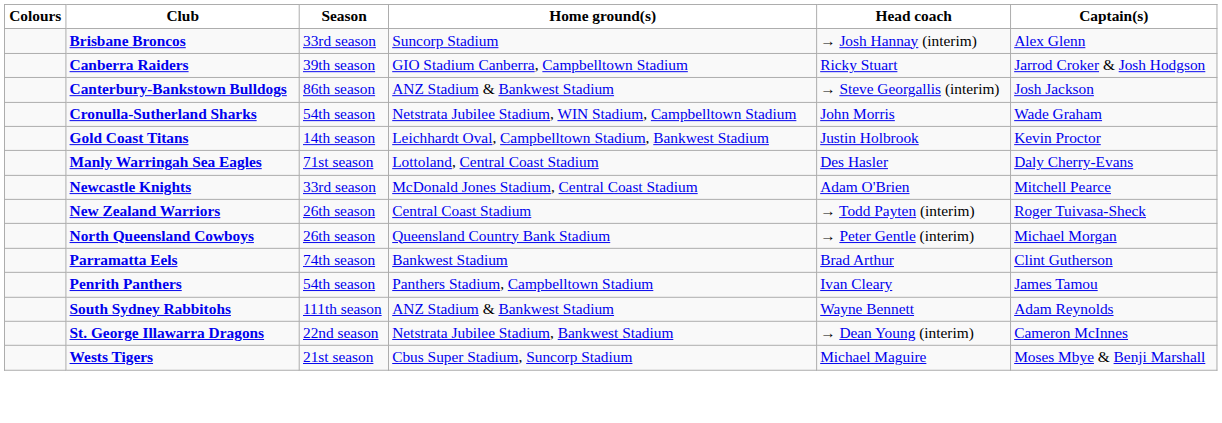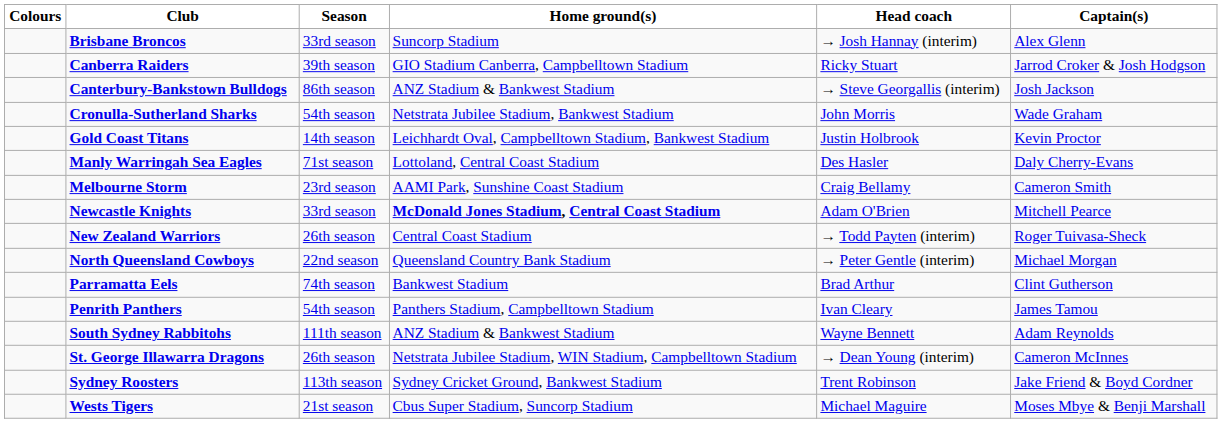(594, 114) Netstrata Jubilee Stadium, WIN Stadium, Campbelltown Stadium -> (533, 114) Netstrata Jubilee Stadium, Bankwest Stadium
+ row: (128, 187)
(545, 187) normal -> (556, 211) bold
(339, 235) 26th season -> (341, 260) 22nd season
(341, 333) 22nd season -> (339, 357) 26th season
(533, 333) Netstrata Jubilee Stadium, Bankwest Stadium -> (595, 357) Netstrata Jubilee Stadium, WIN Stadium, Campbelltown Stadium
+ row: (124, 382)
